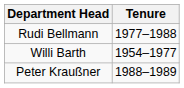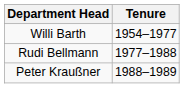rows swapped: (58, 53) <-> (58, 33)
